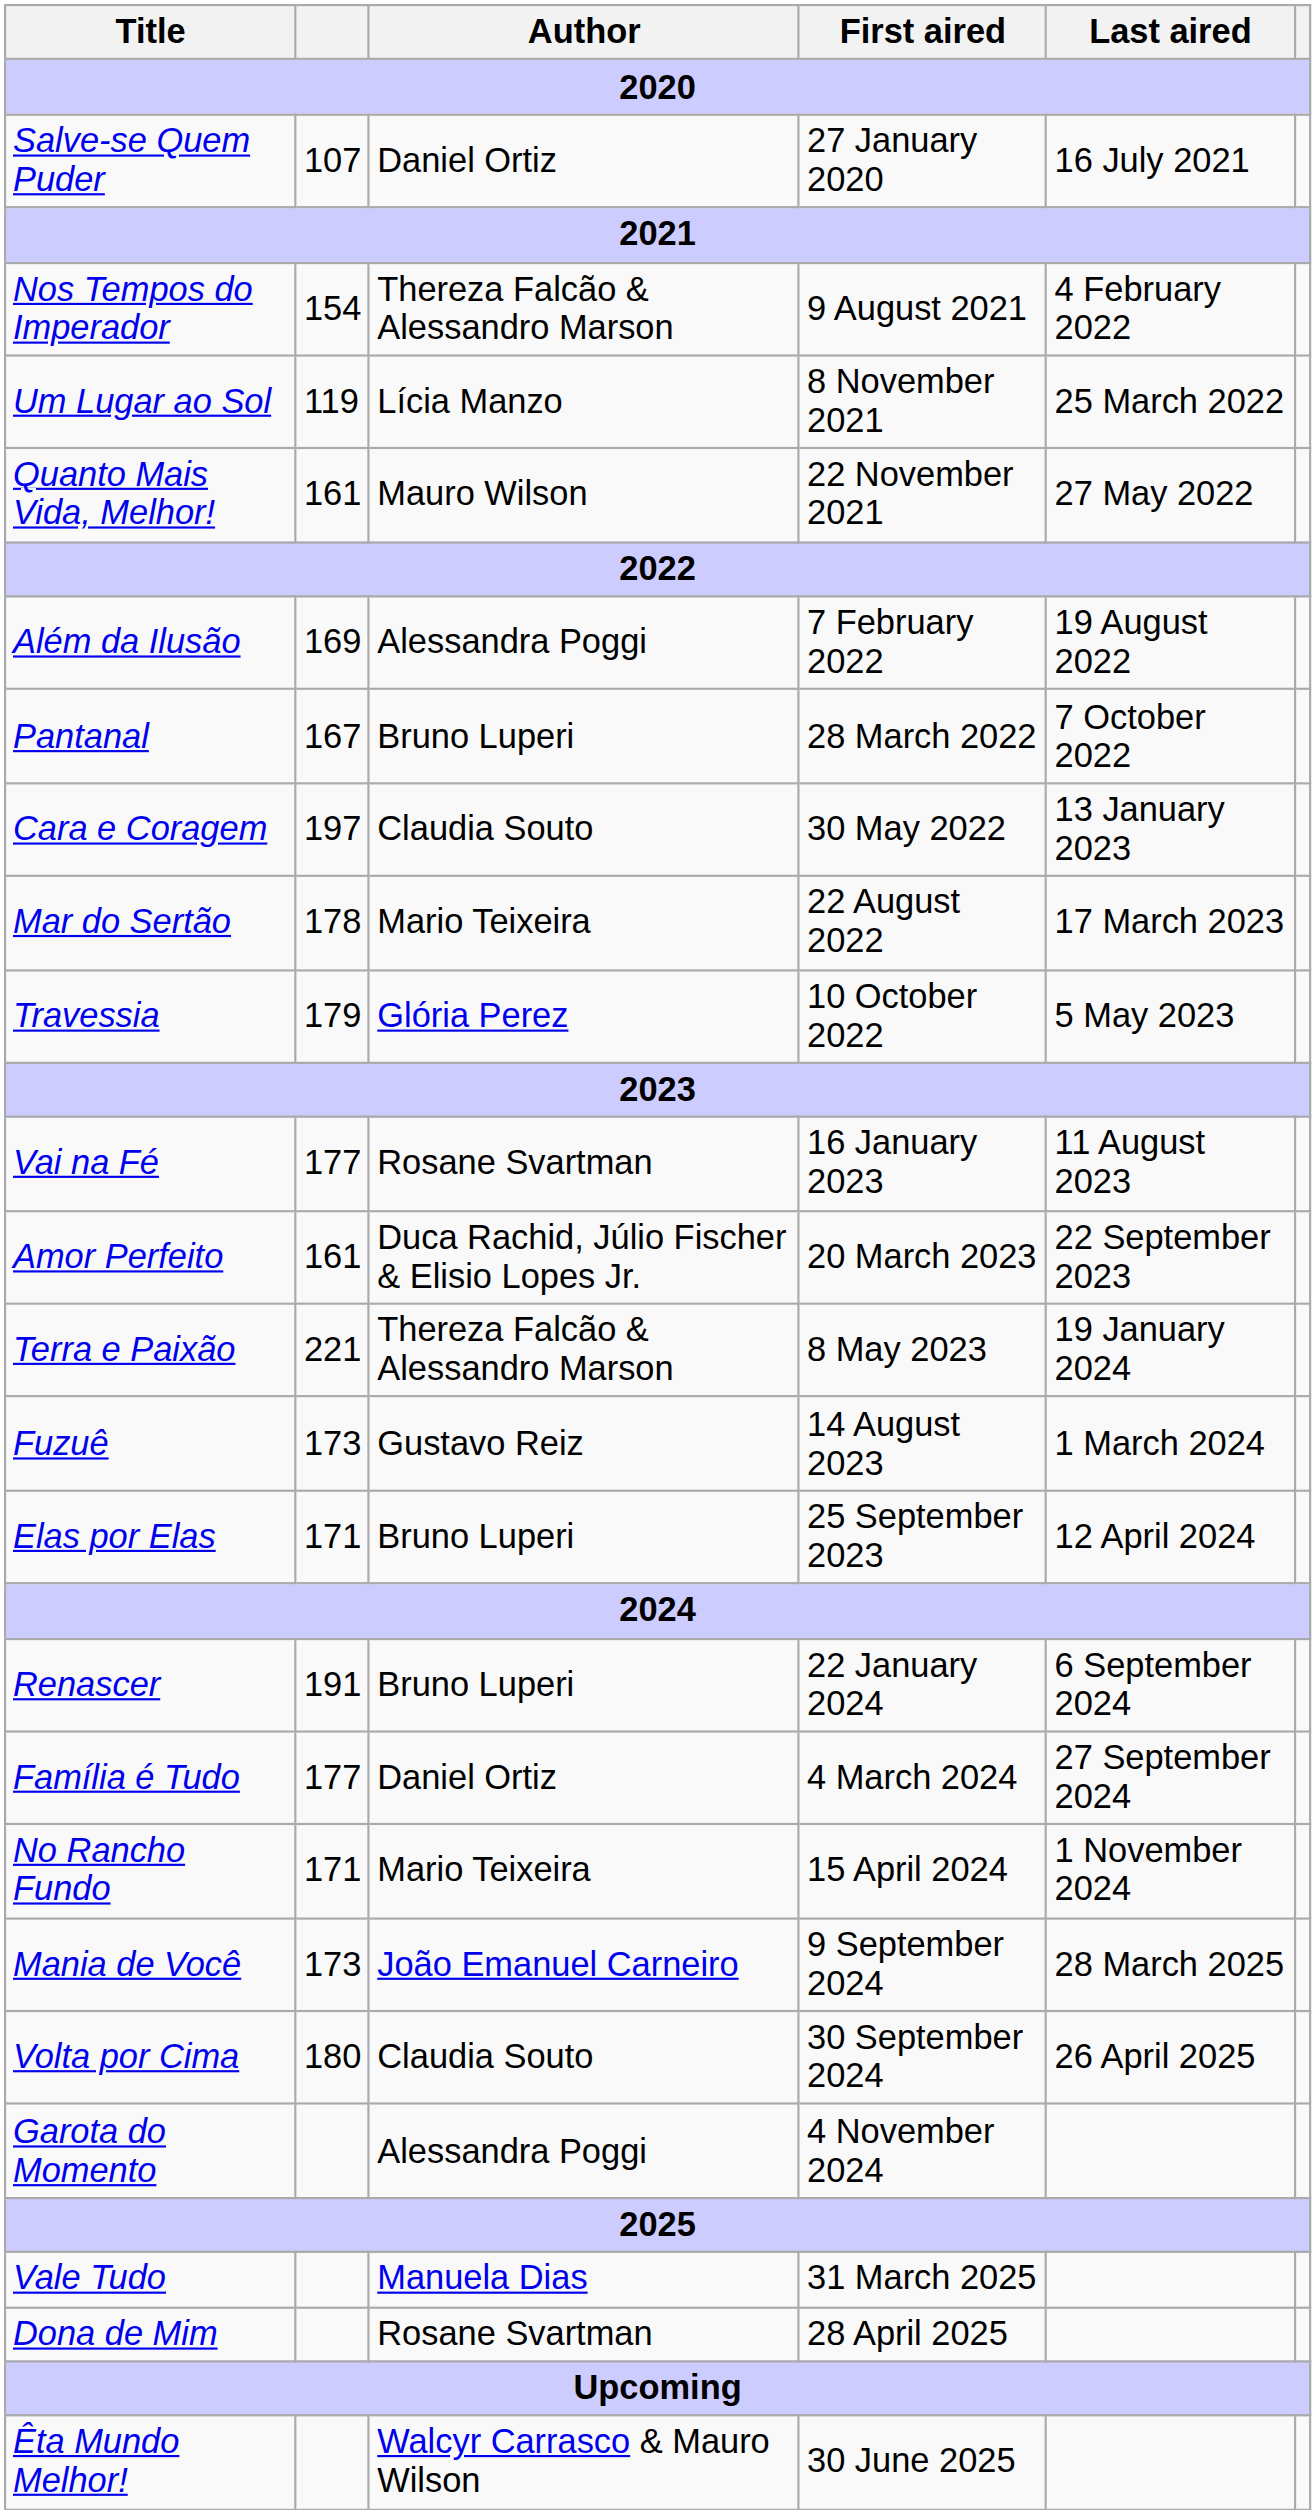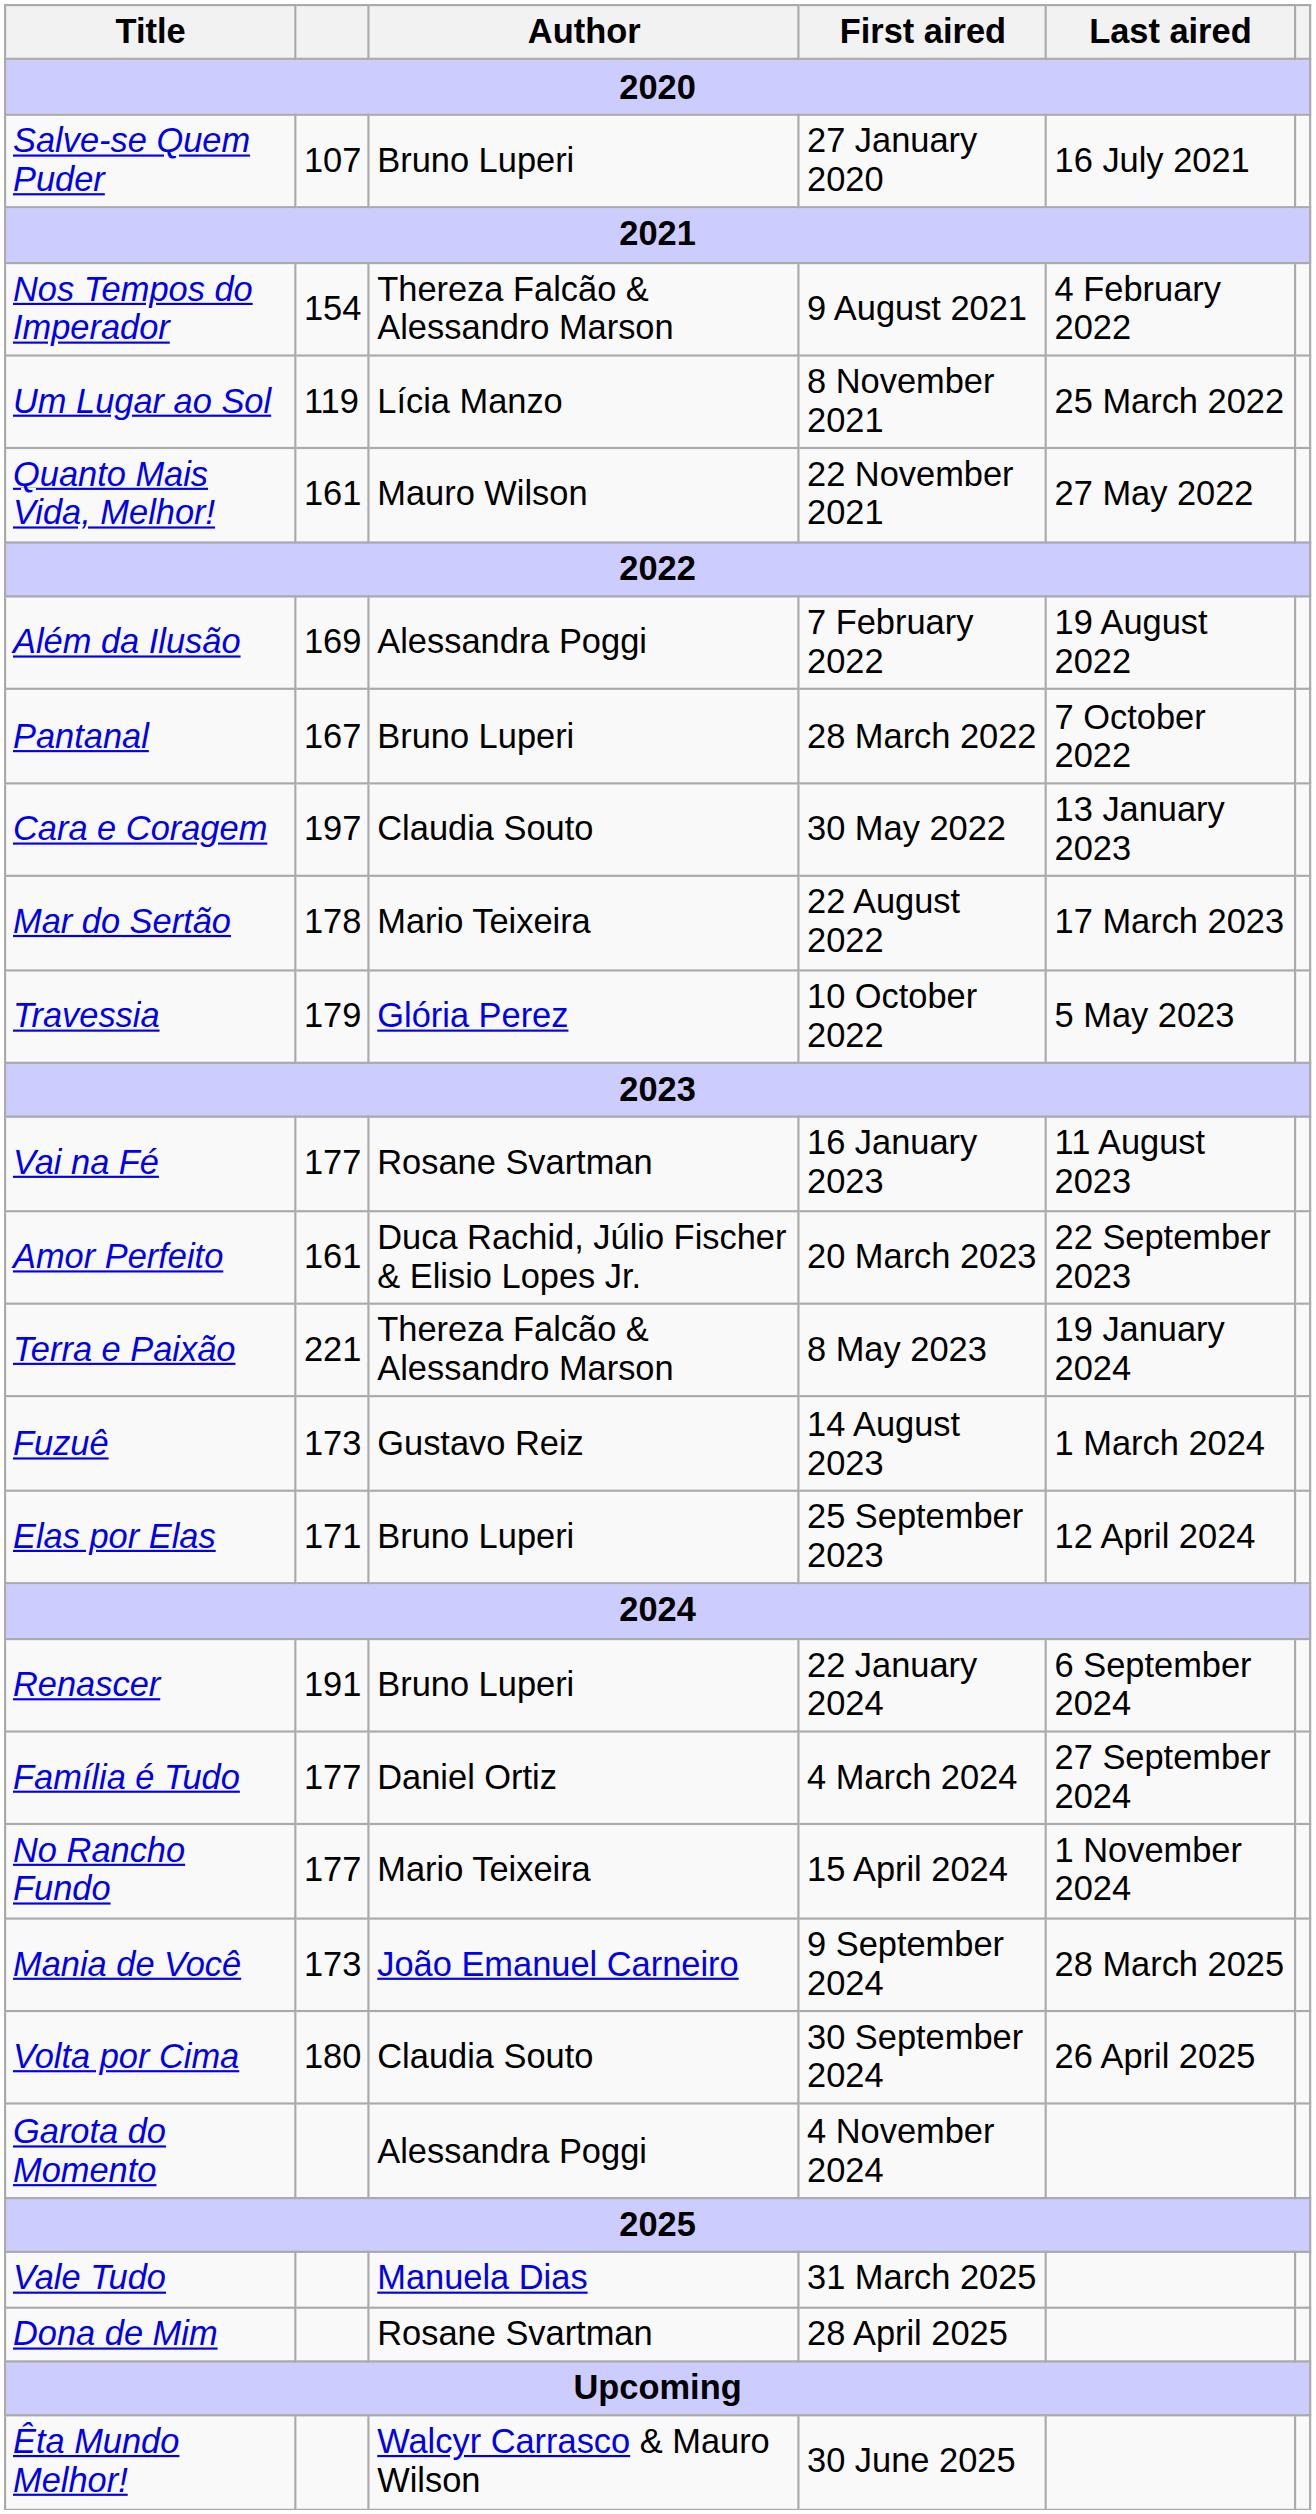(467, 160) Daniel Ortiz -> (476, 160) Bruno Luperi
(333, 1870) 171 -> (333, 1870) 177
